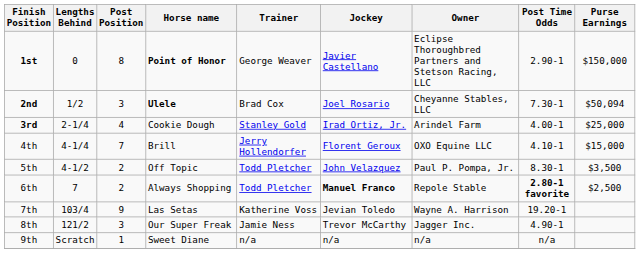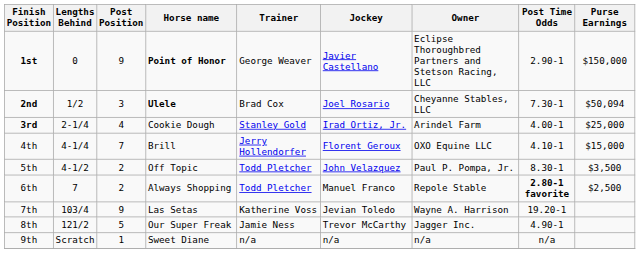(121, 61) 8 -> (121, 61) 9
(359, 188) bold -> (359, 188) normal
(121, 225) 3 -> (121, 225) 5
